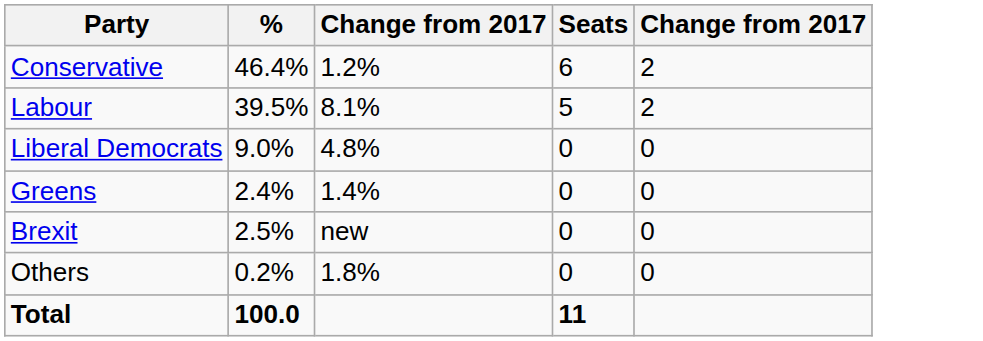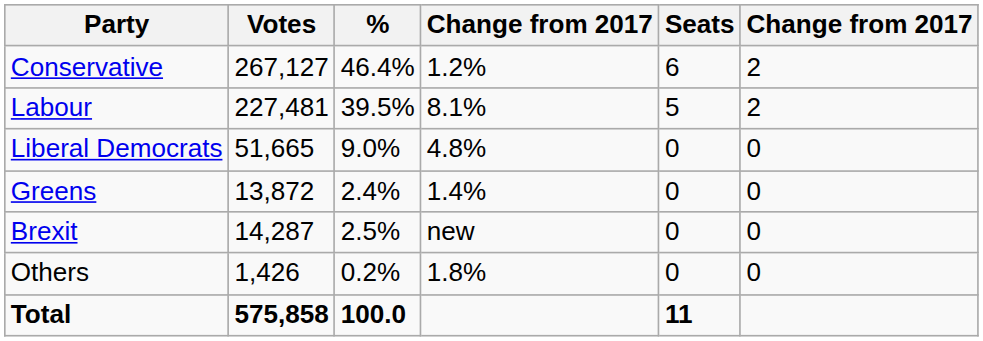+ column: (282, 25)
